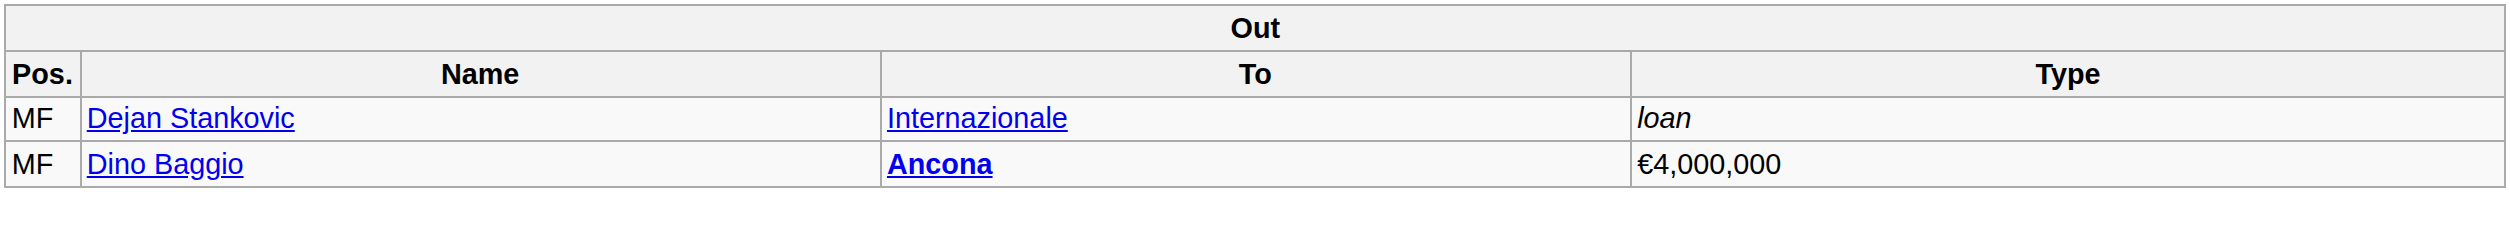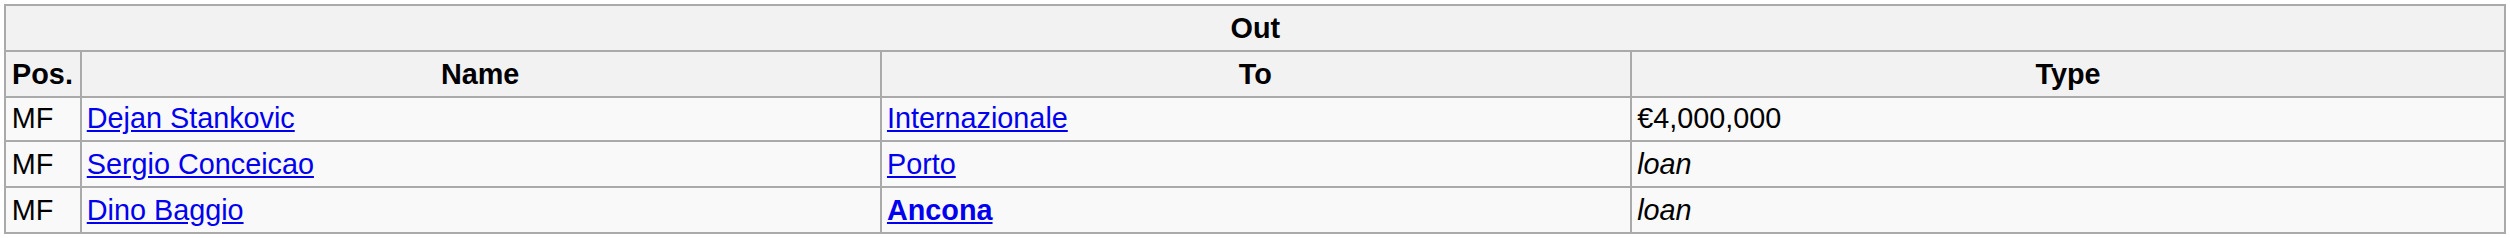(1664, 119) loan -> (1709, 119) €4,000,000
+ row: (200, 165)
(1709, 165) €4,000,000 -> (1664, 210) loan
